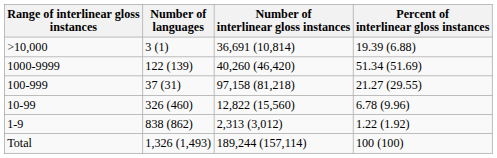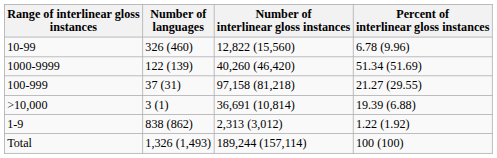rows swapped: (27, 47) <-> (21, 104)
